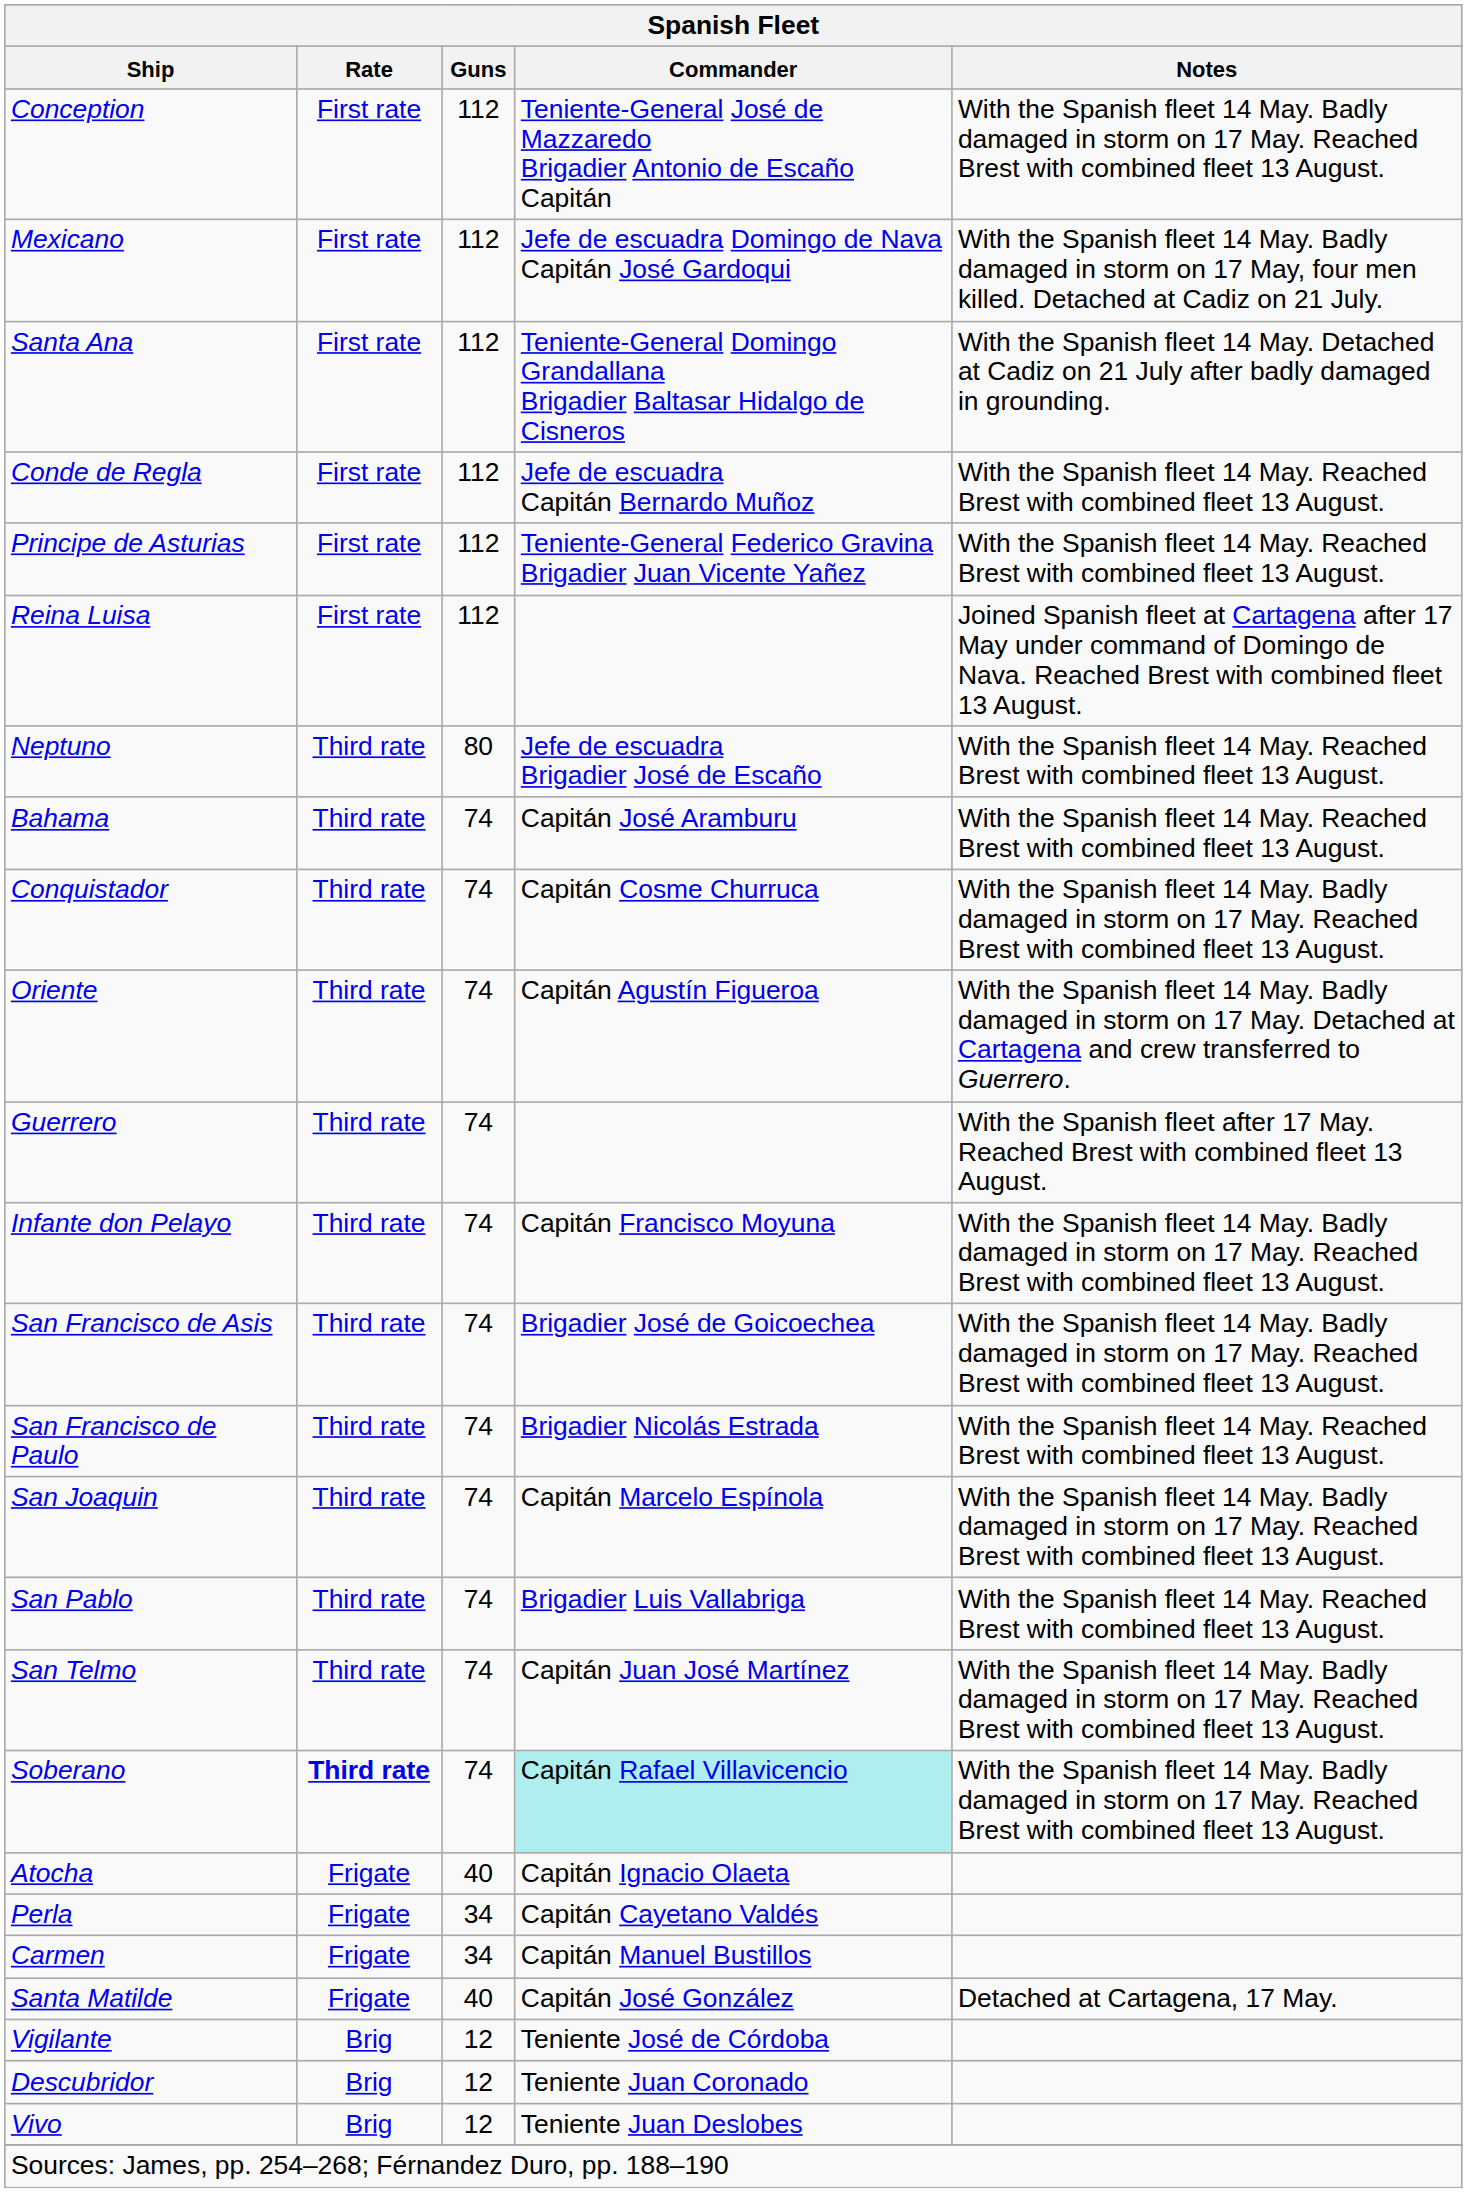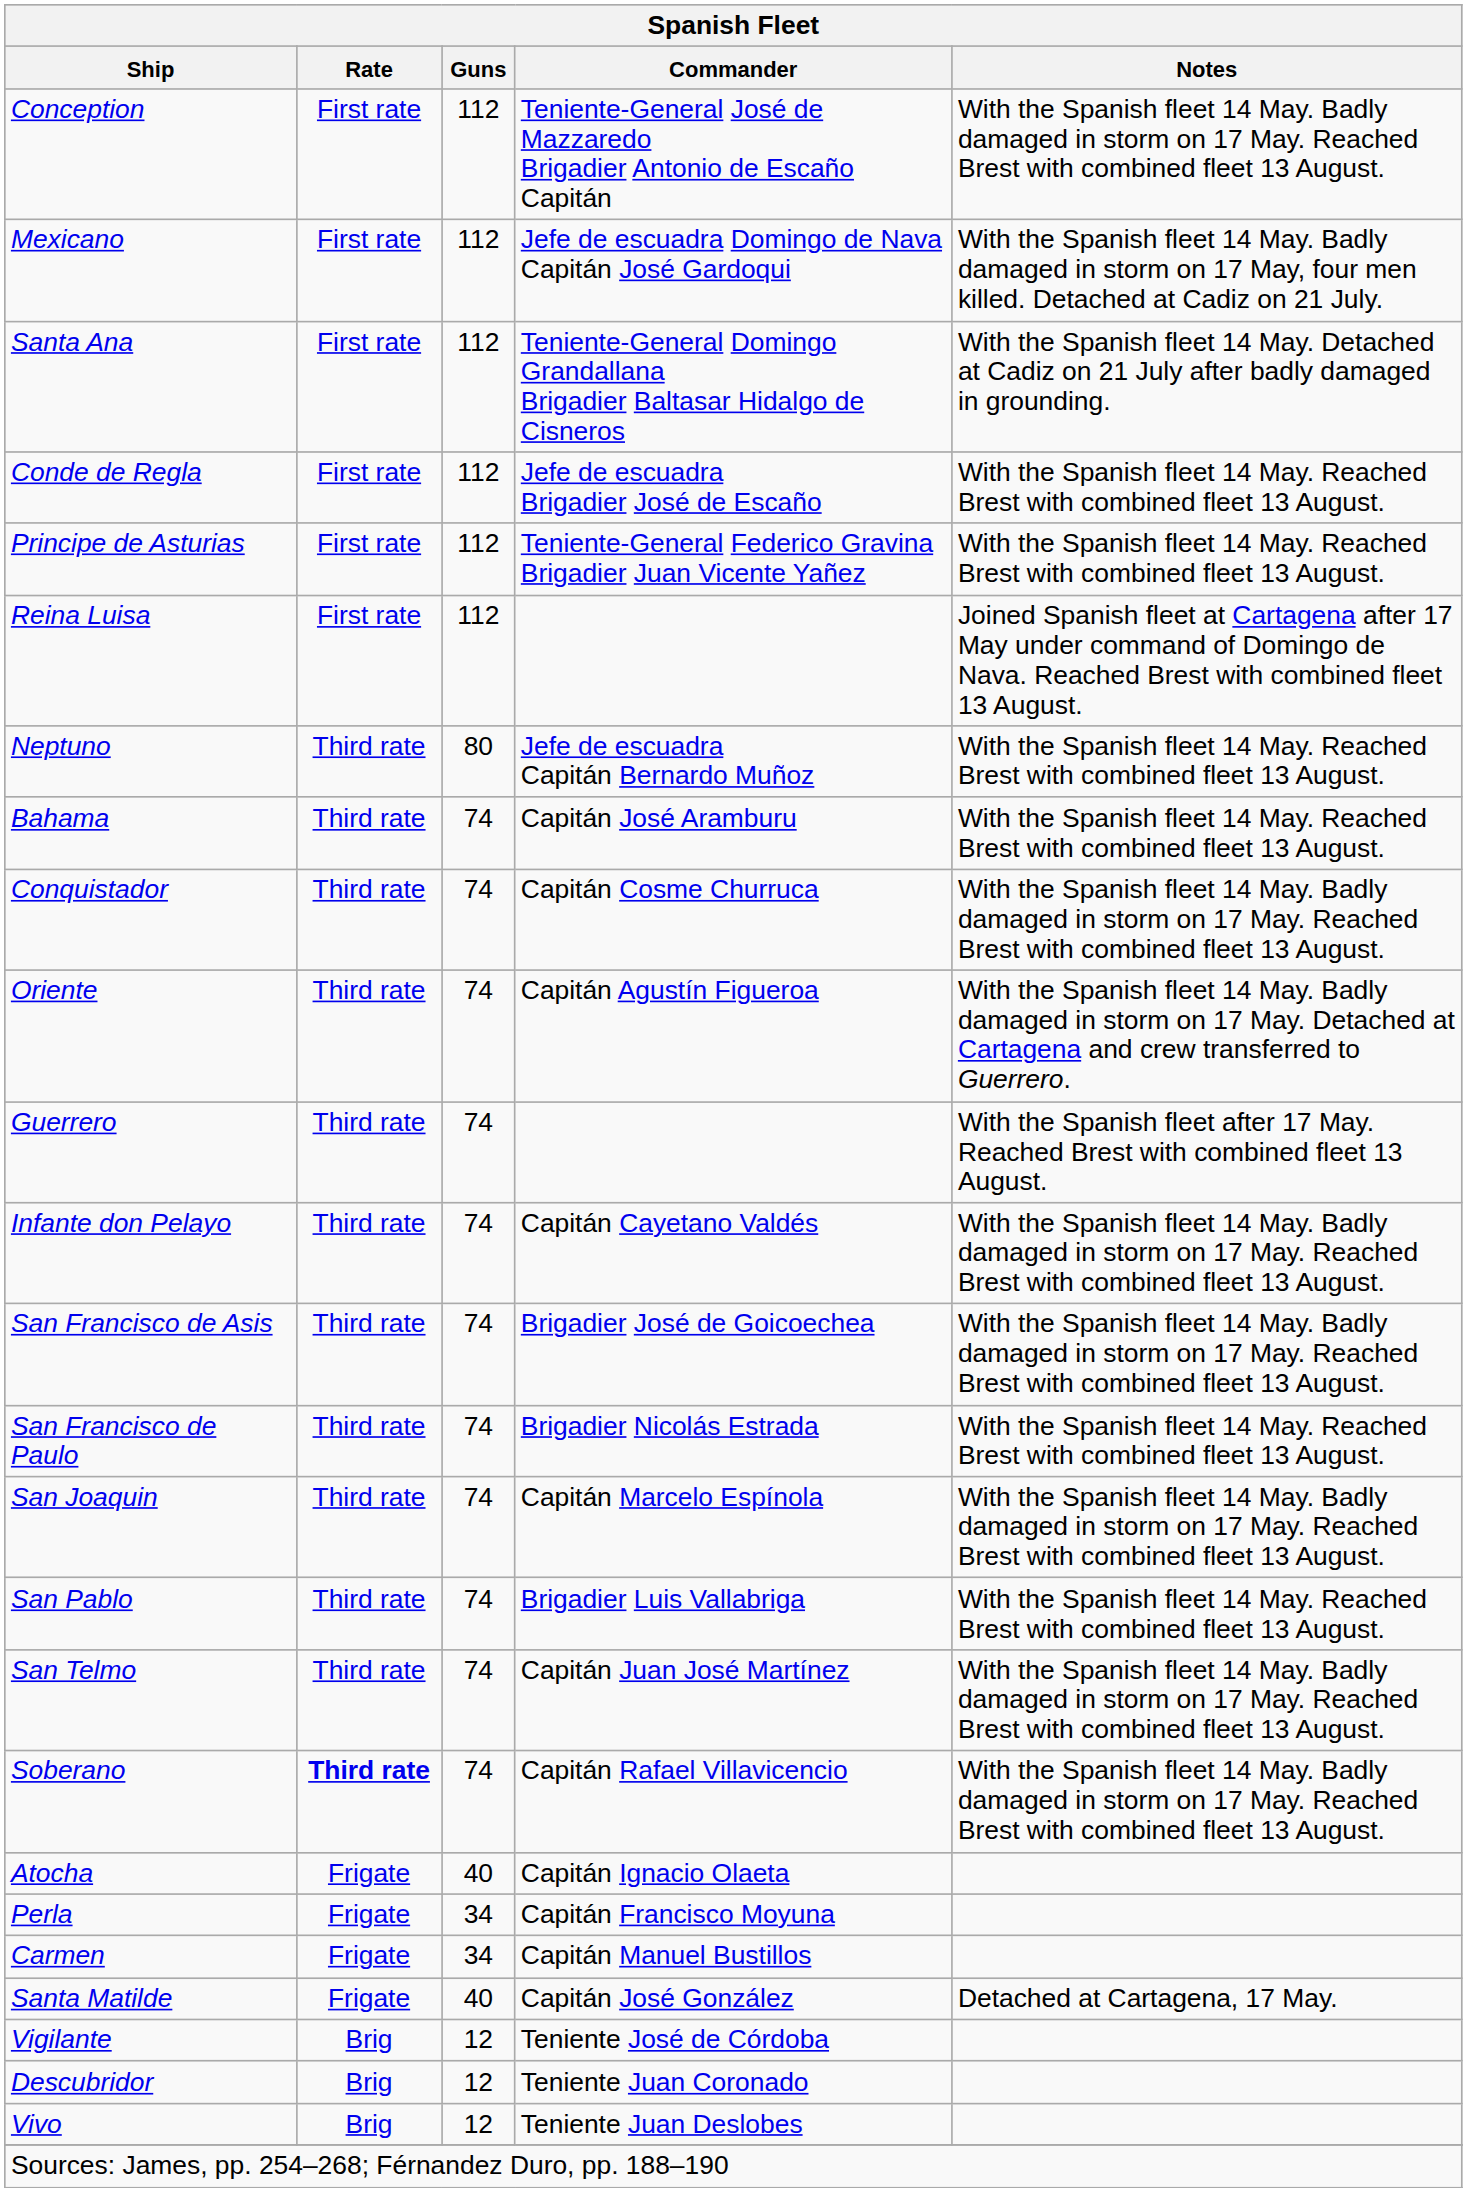(668, 487) Jefe de escuadra Capitán Bernardo Muñoz -> (671, 487) Jefe de escuadra Brigadier José de Escaño
(671, 761) Jefe de escuadra Brigadier José de Escaño -> (668, 761) Jefe de escuadra Capitán Bernardo Muñoz
(678, 1223) Capitán Francisco Moyuna -> (670, 1223) Capitán Cayetano Valdés
(684, 1771) paleturquoise background -> (684, 1771) no background
(670, 1914) Capitán Cayetano Valdés -> (678, 1914) Capitán Francisco Moyuna
